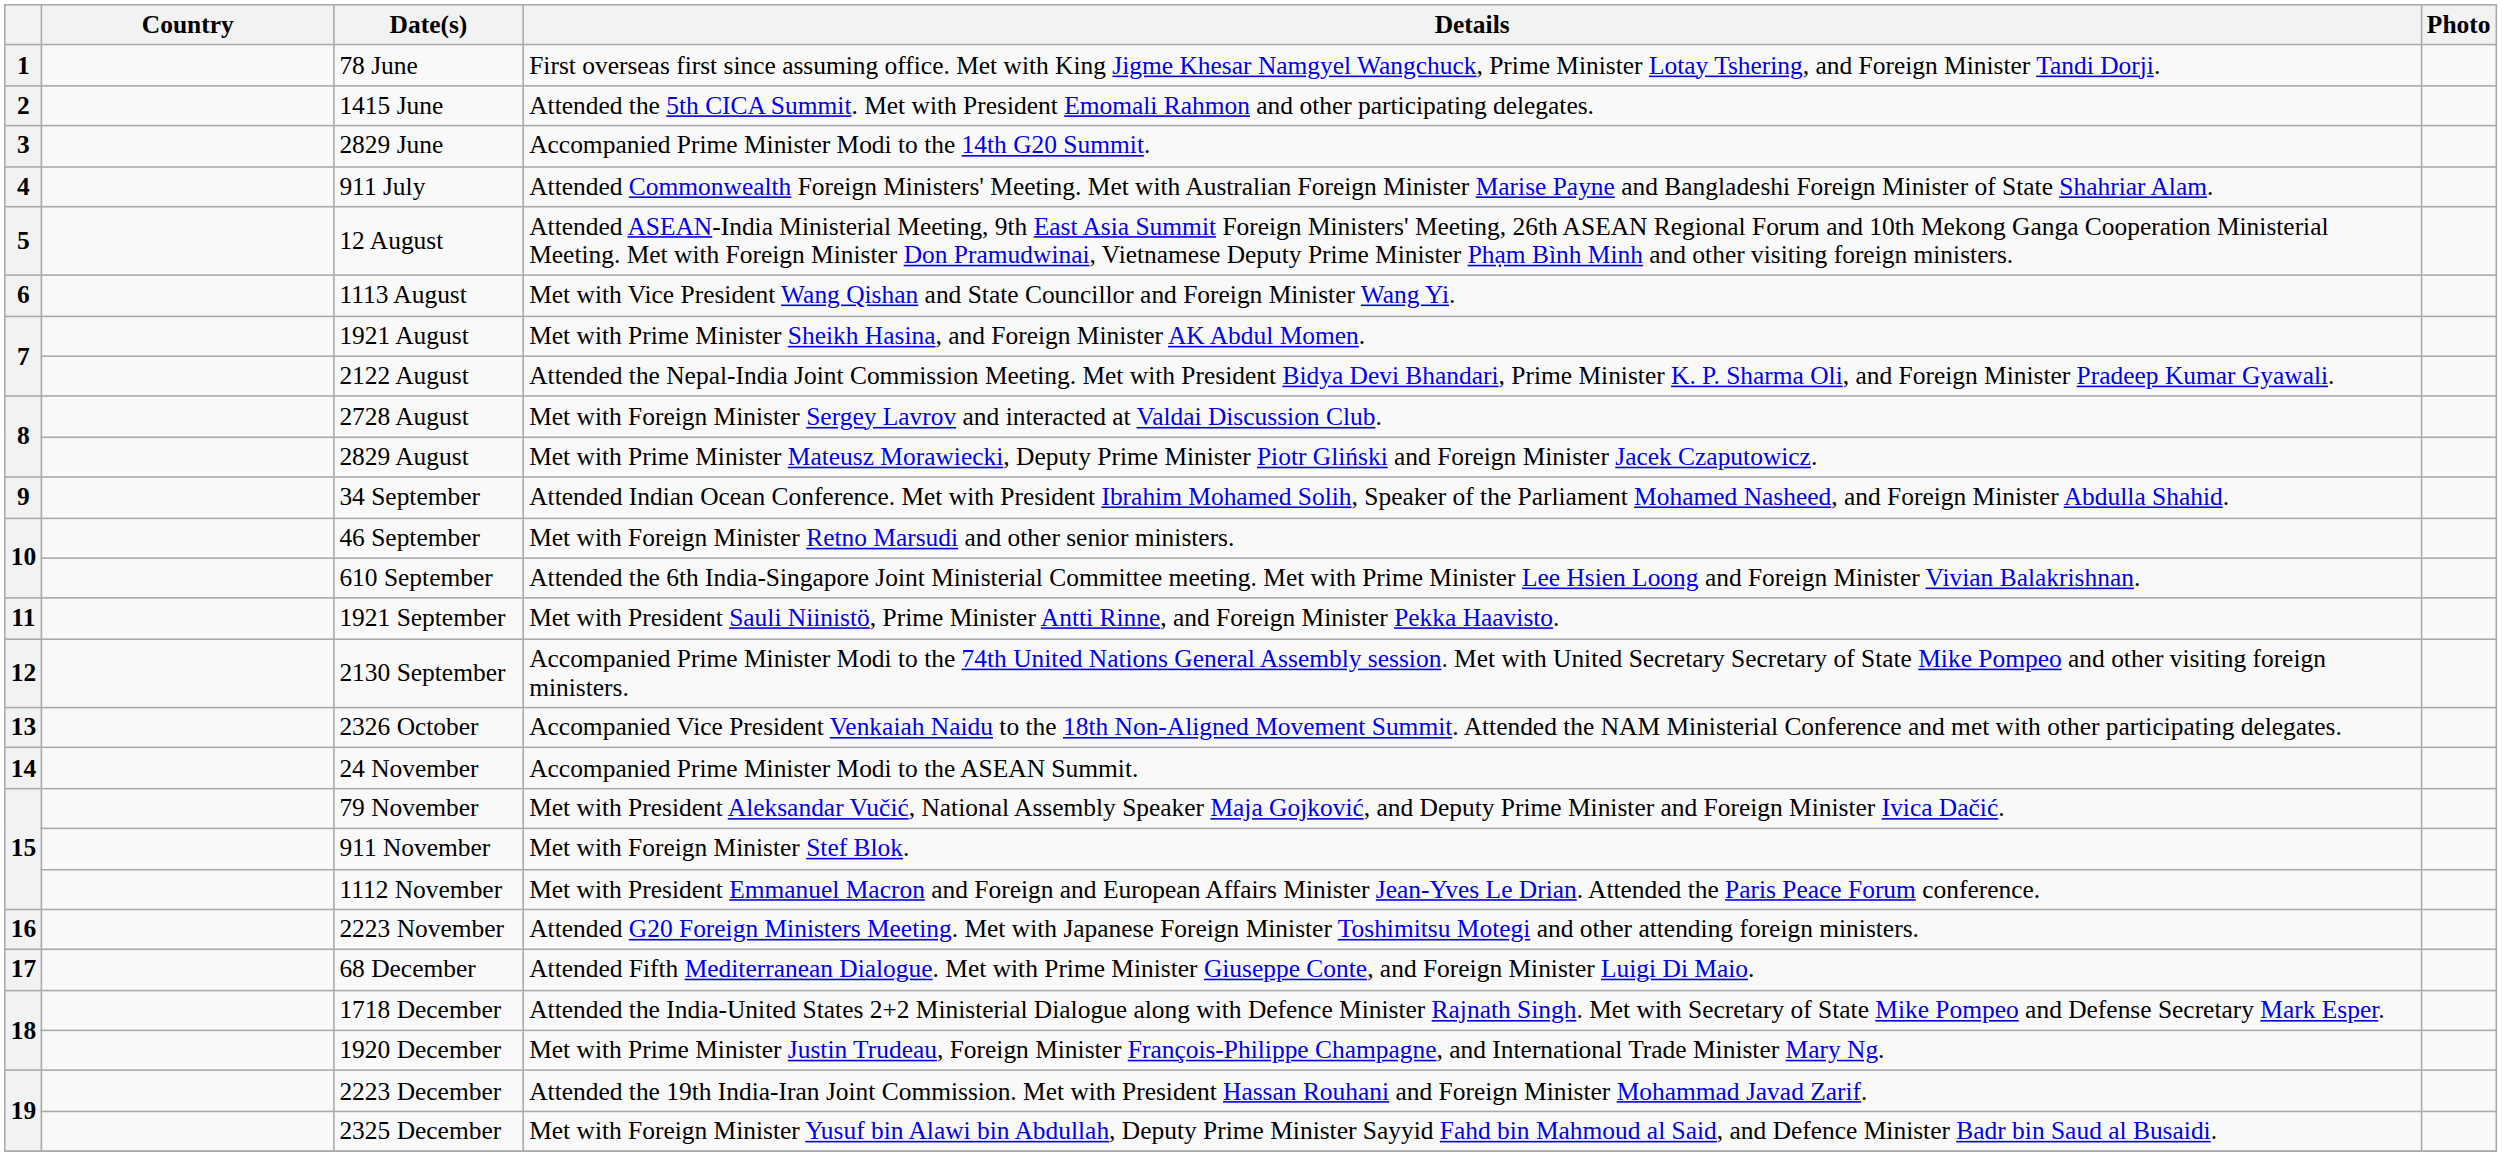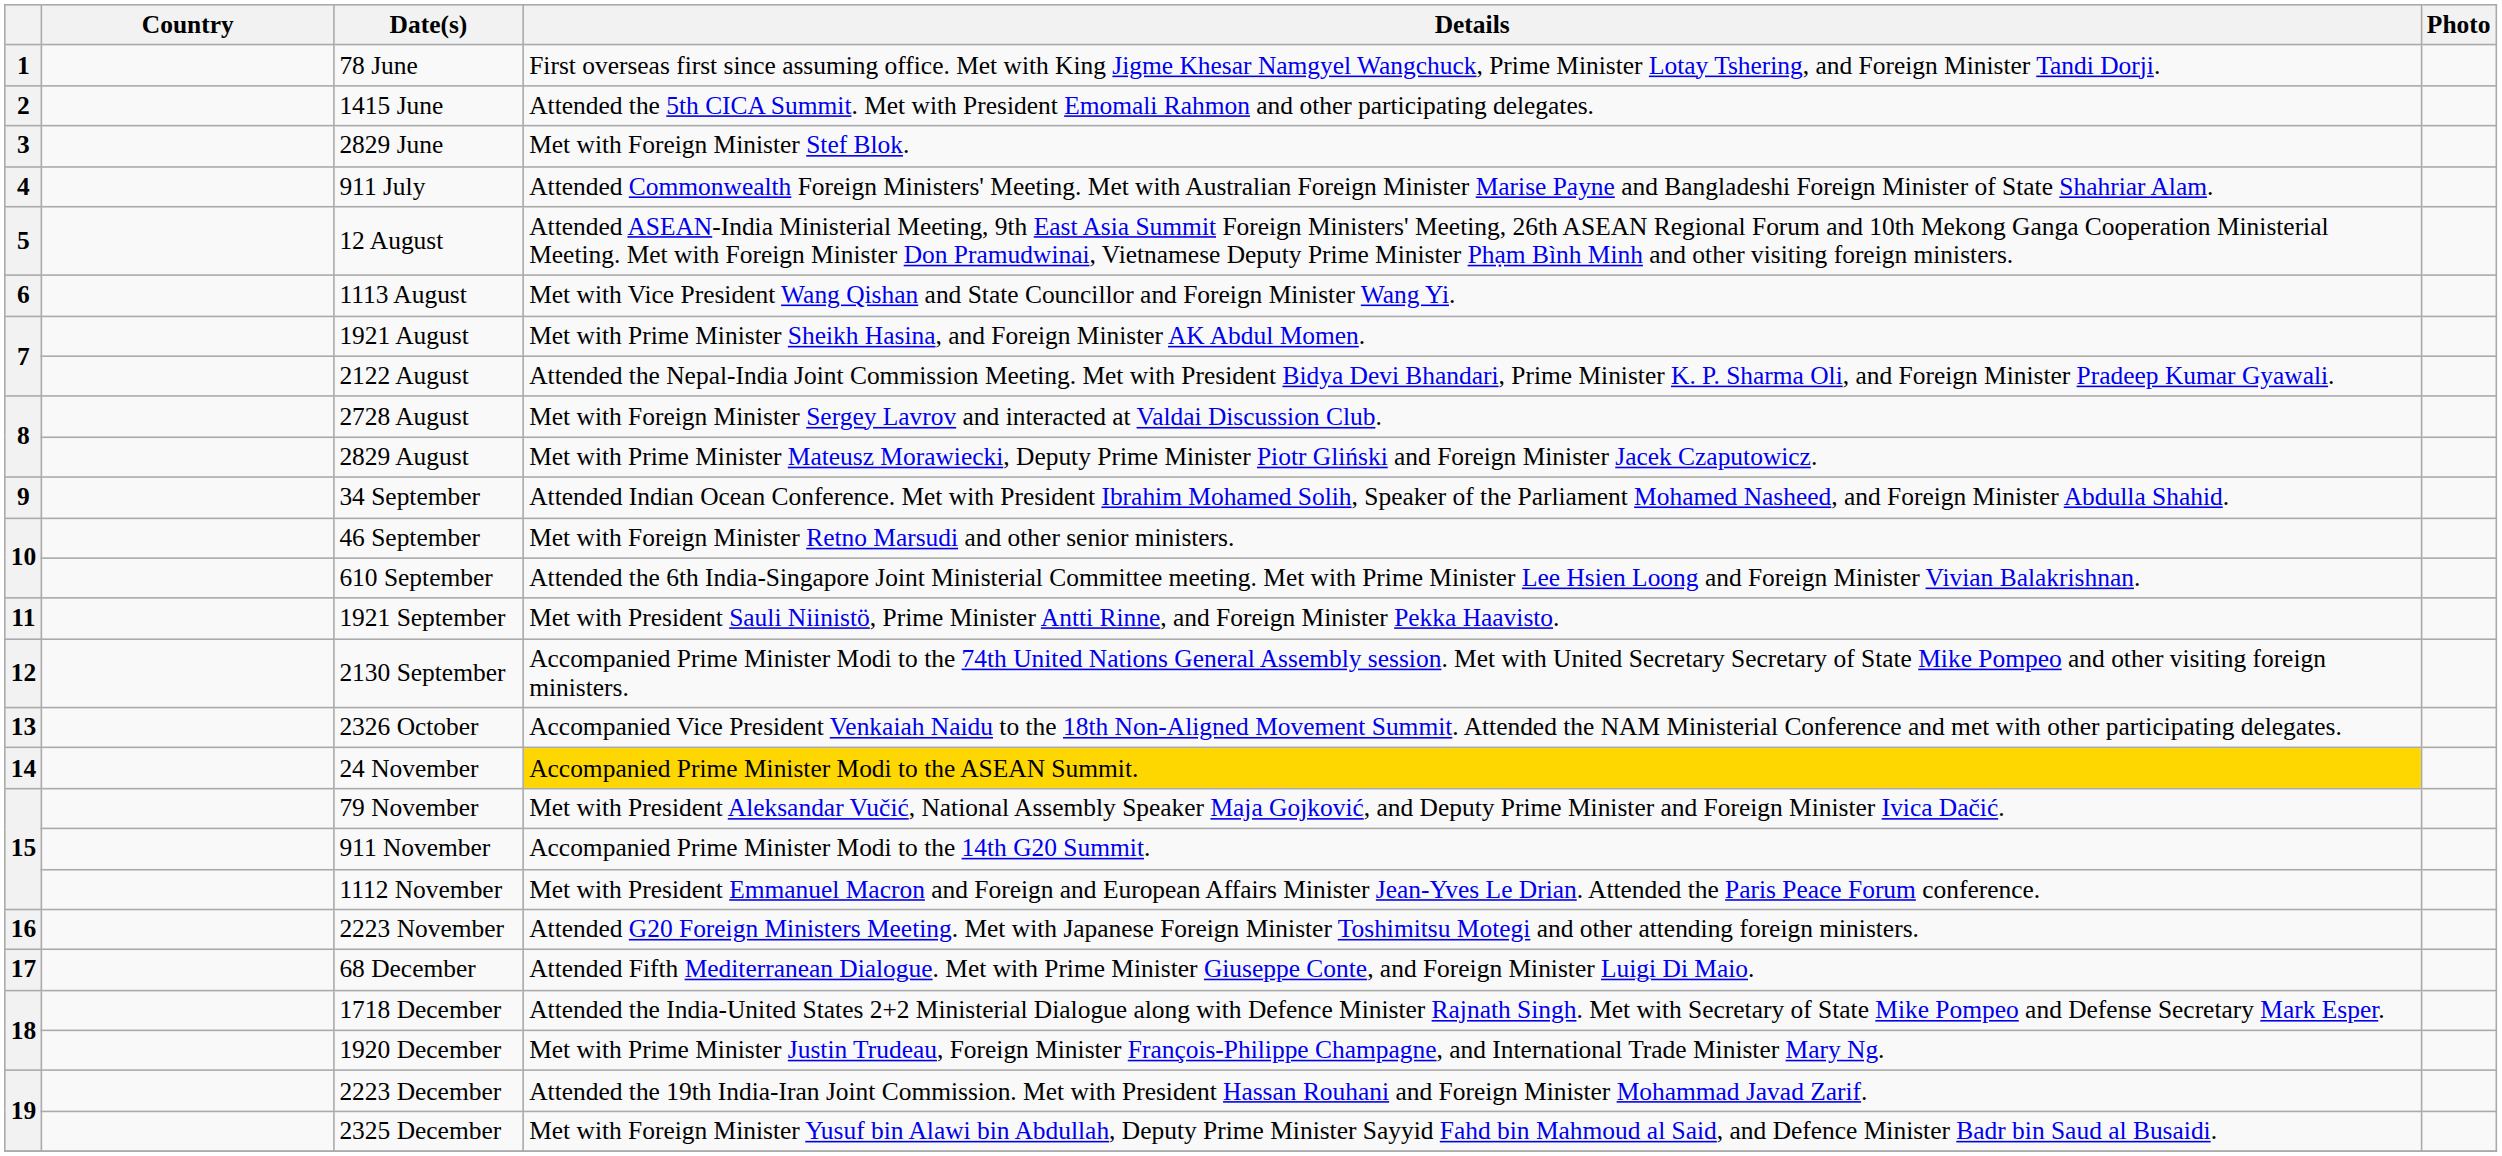(840, 145) Accompanied Prime Minister Modi to the 14th G20 Summit. -> (719, 145) Met with Foreign Minister Stef Blok.
(834, 767) no background -> (834, 767) gold background
(719, 848) Met with Foreign Minister Stef Blok. -> (840, 848) Accompanied Prime Minister Modi to the 14th G20 Summit.
